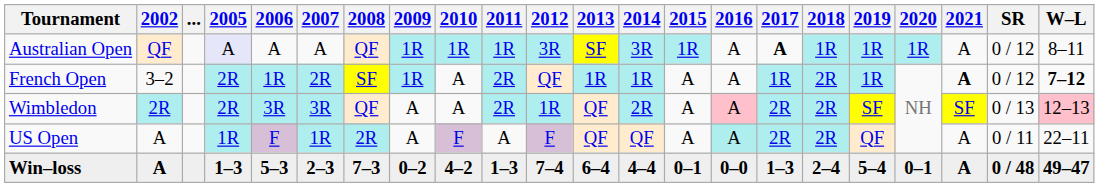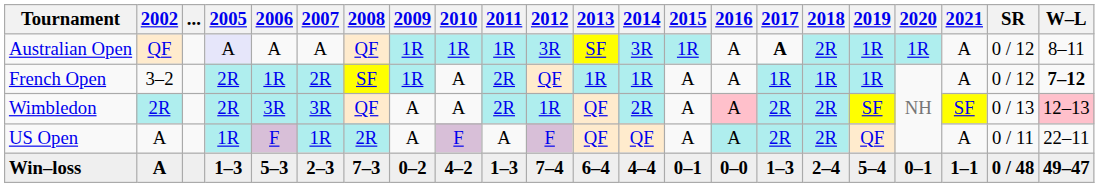(826, 49) 1R -> (826, 49) 2R
(826, 78) 2R -> (826, 78) 1R
(964, 78) bold -> (964, 78) normal
(964, 167) A -> (964, 167) 1–1
